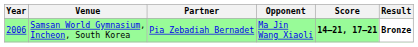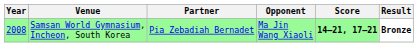(16, 30) 2006 -> (16, 30) 2008
